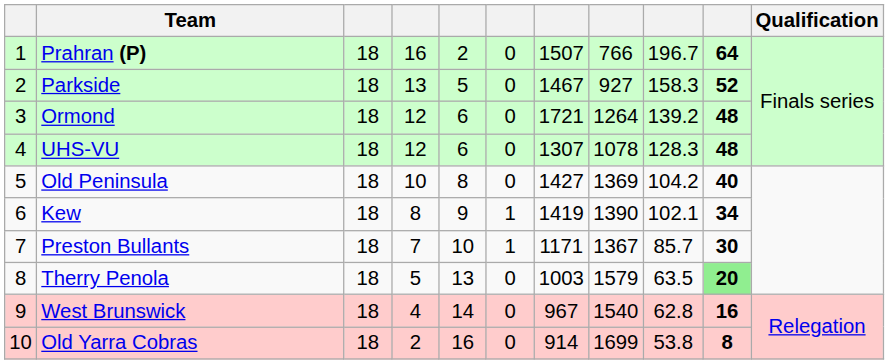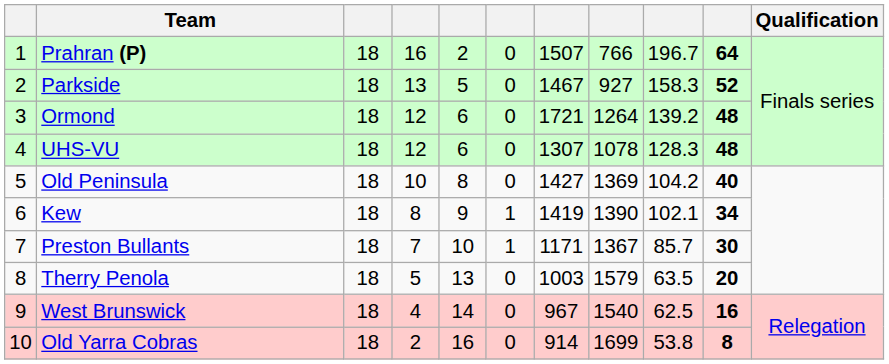(727, 278) lightgreen background -> (727, 278) no background
(673, 310) 62.8 -> (673, 310) 62.5
